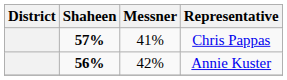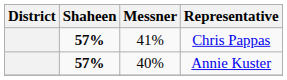(90, 63) 56% -> (90, 63) 57%
(150, 63) 42% -> (150, 63) 40%
